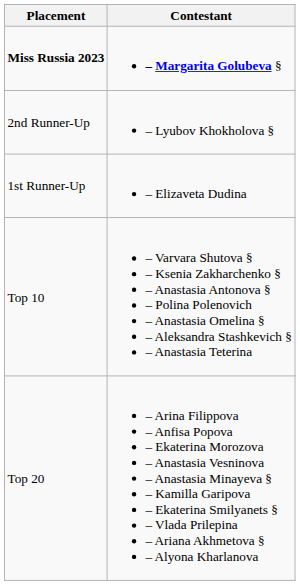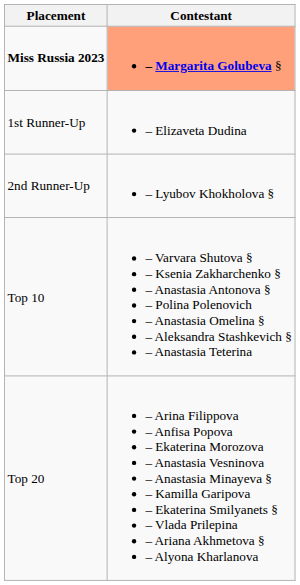(201, 66) no background -> (201, 66) lightsalmon background
rows swapped: (46, 186) <-> (49, 122)
